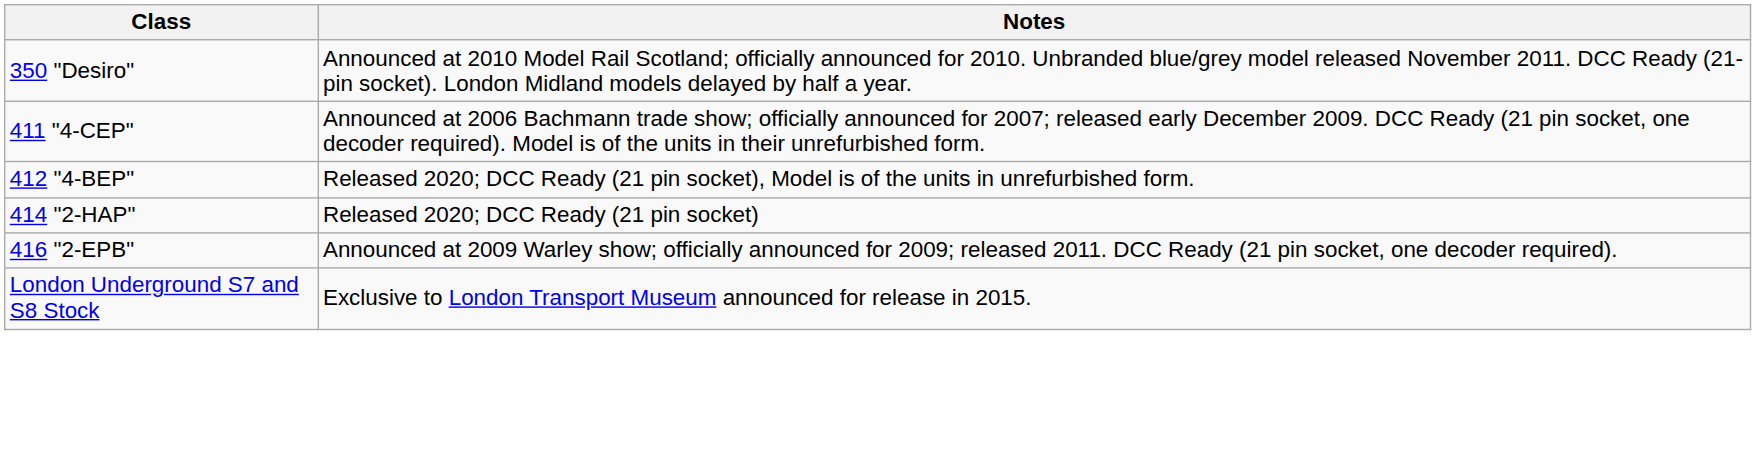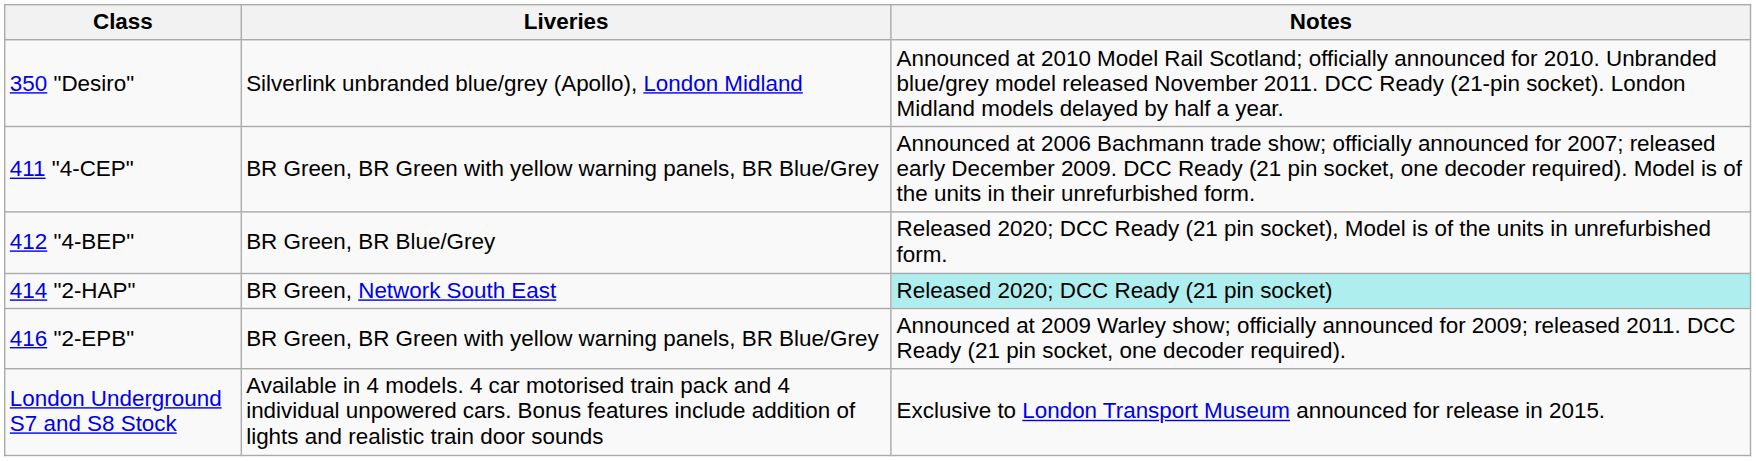+ column: (566, 22)
(541, 214) no background -> (1114, 290) paleturquoise background
